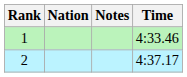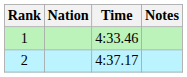columns swapped: (157, 15) <-> (112, 15)
